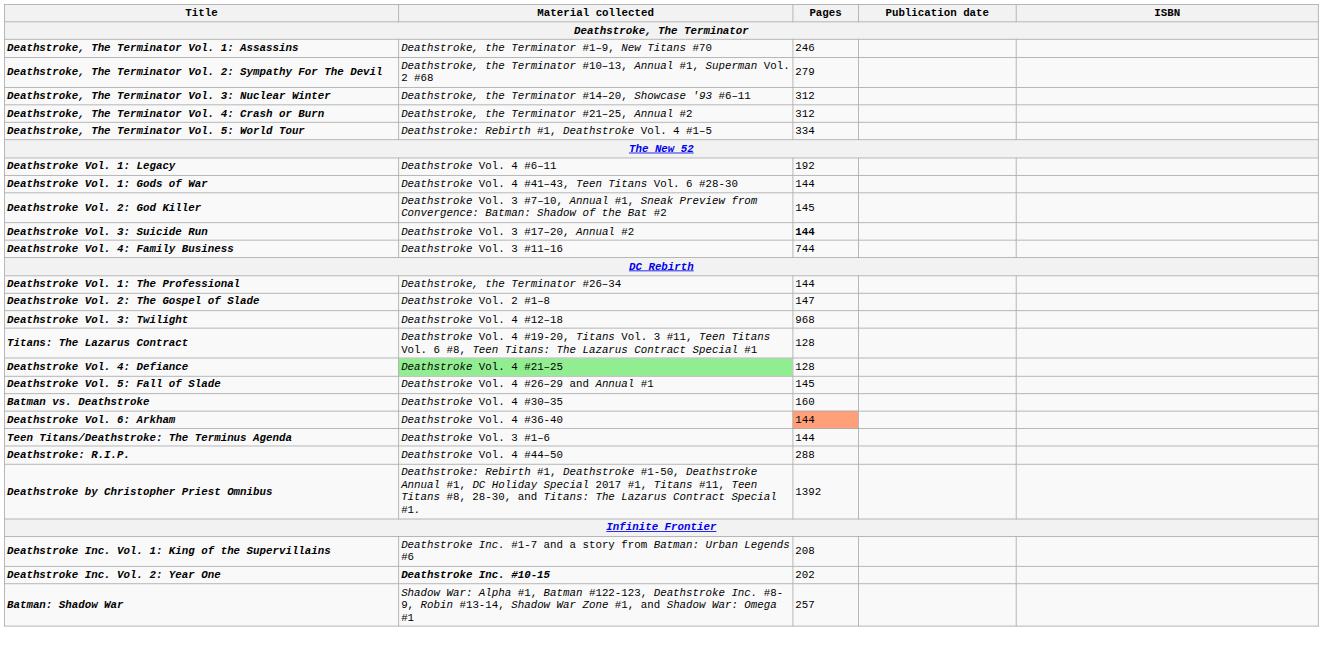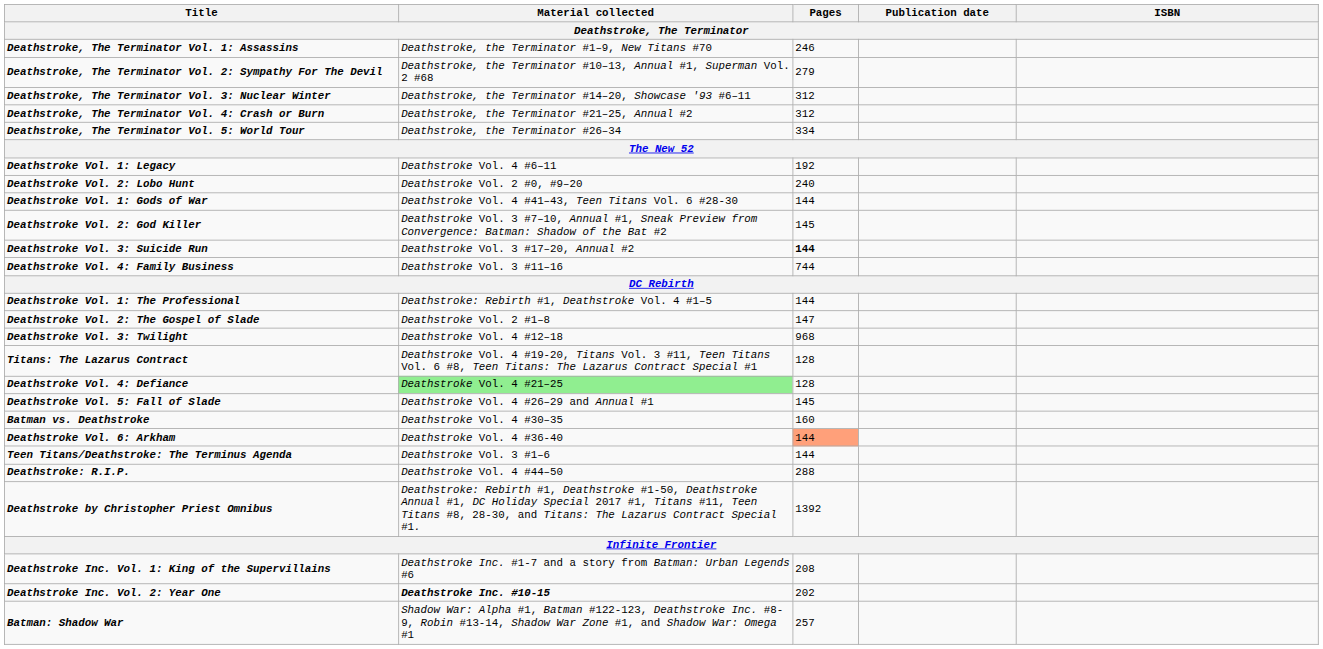(557, 131) Deathstroke: Rebirth #1, Deathstroke Vol. 4 #1–5 -> (511, 131) Deathstroke, the Terminator #26–34
+ row: (101, 184)
(511, 284) Deathstroke, the Terminator #26–34 -> (557, 302) Deathstroke: Rebirth #1, Deathstroke Vol. 4 #1–5
